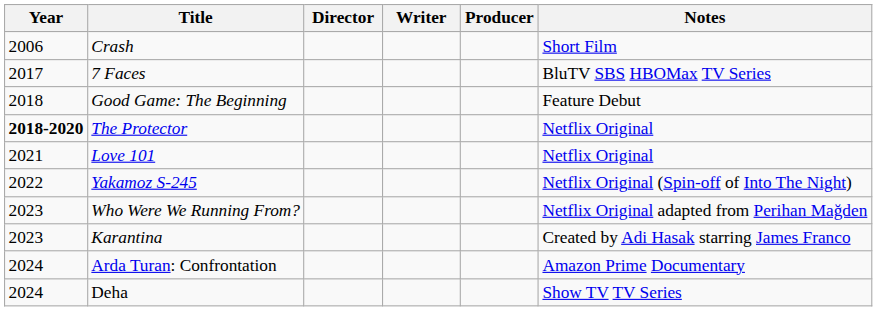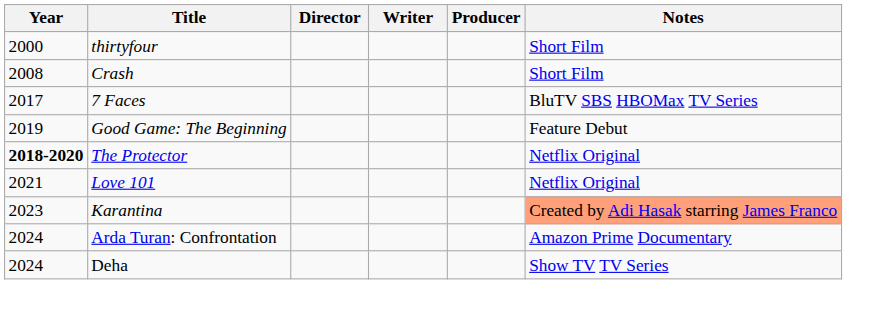+ row: (124, 45)
(26, 45) 2006 -> (26, 73) 2008
(26, 100) 2018 -> (26, 127) 2019
- row: (144, 182)
- row: (196, 210)
(696, 237) no background -> (683, 210) lightsalmon background
